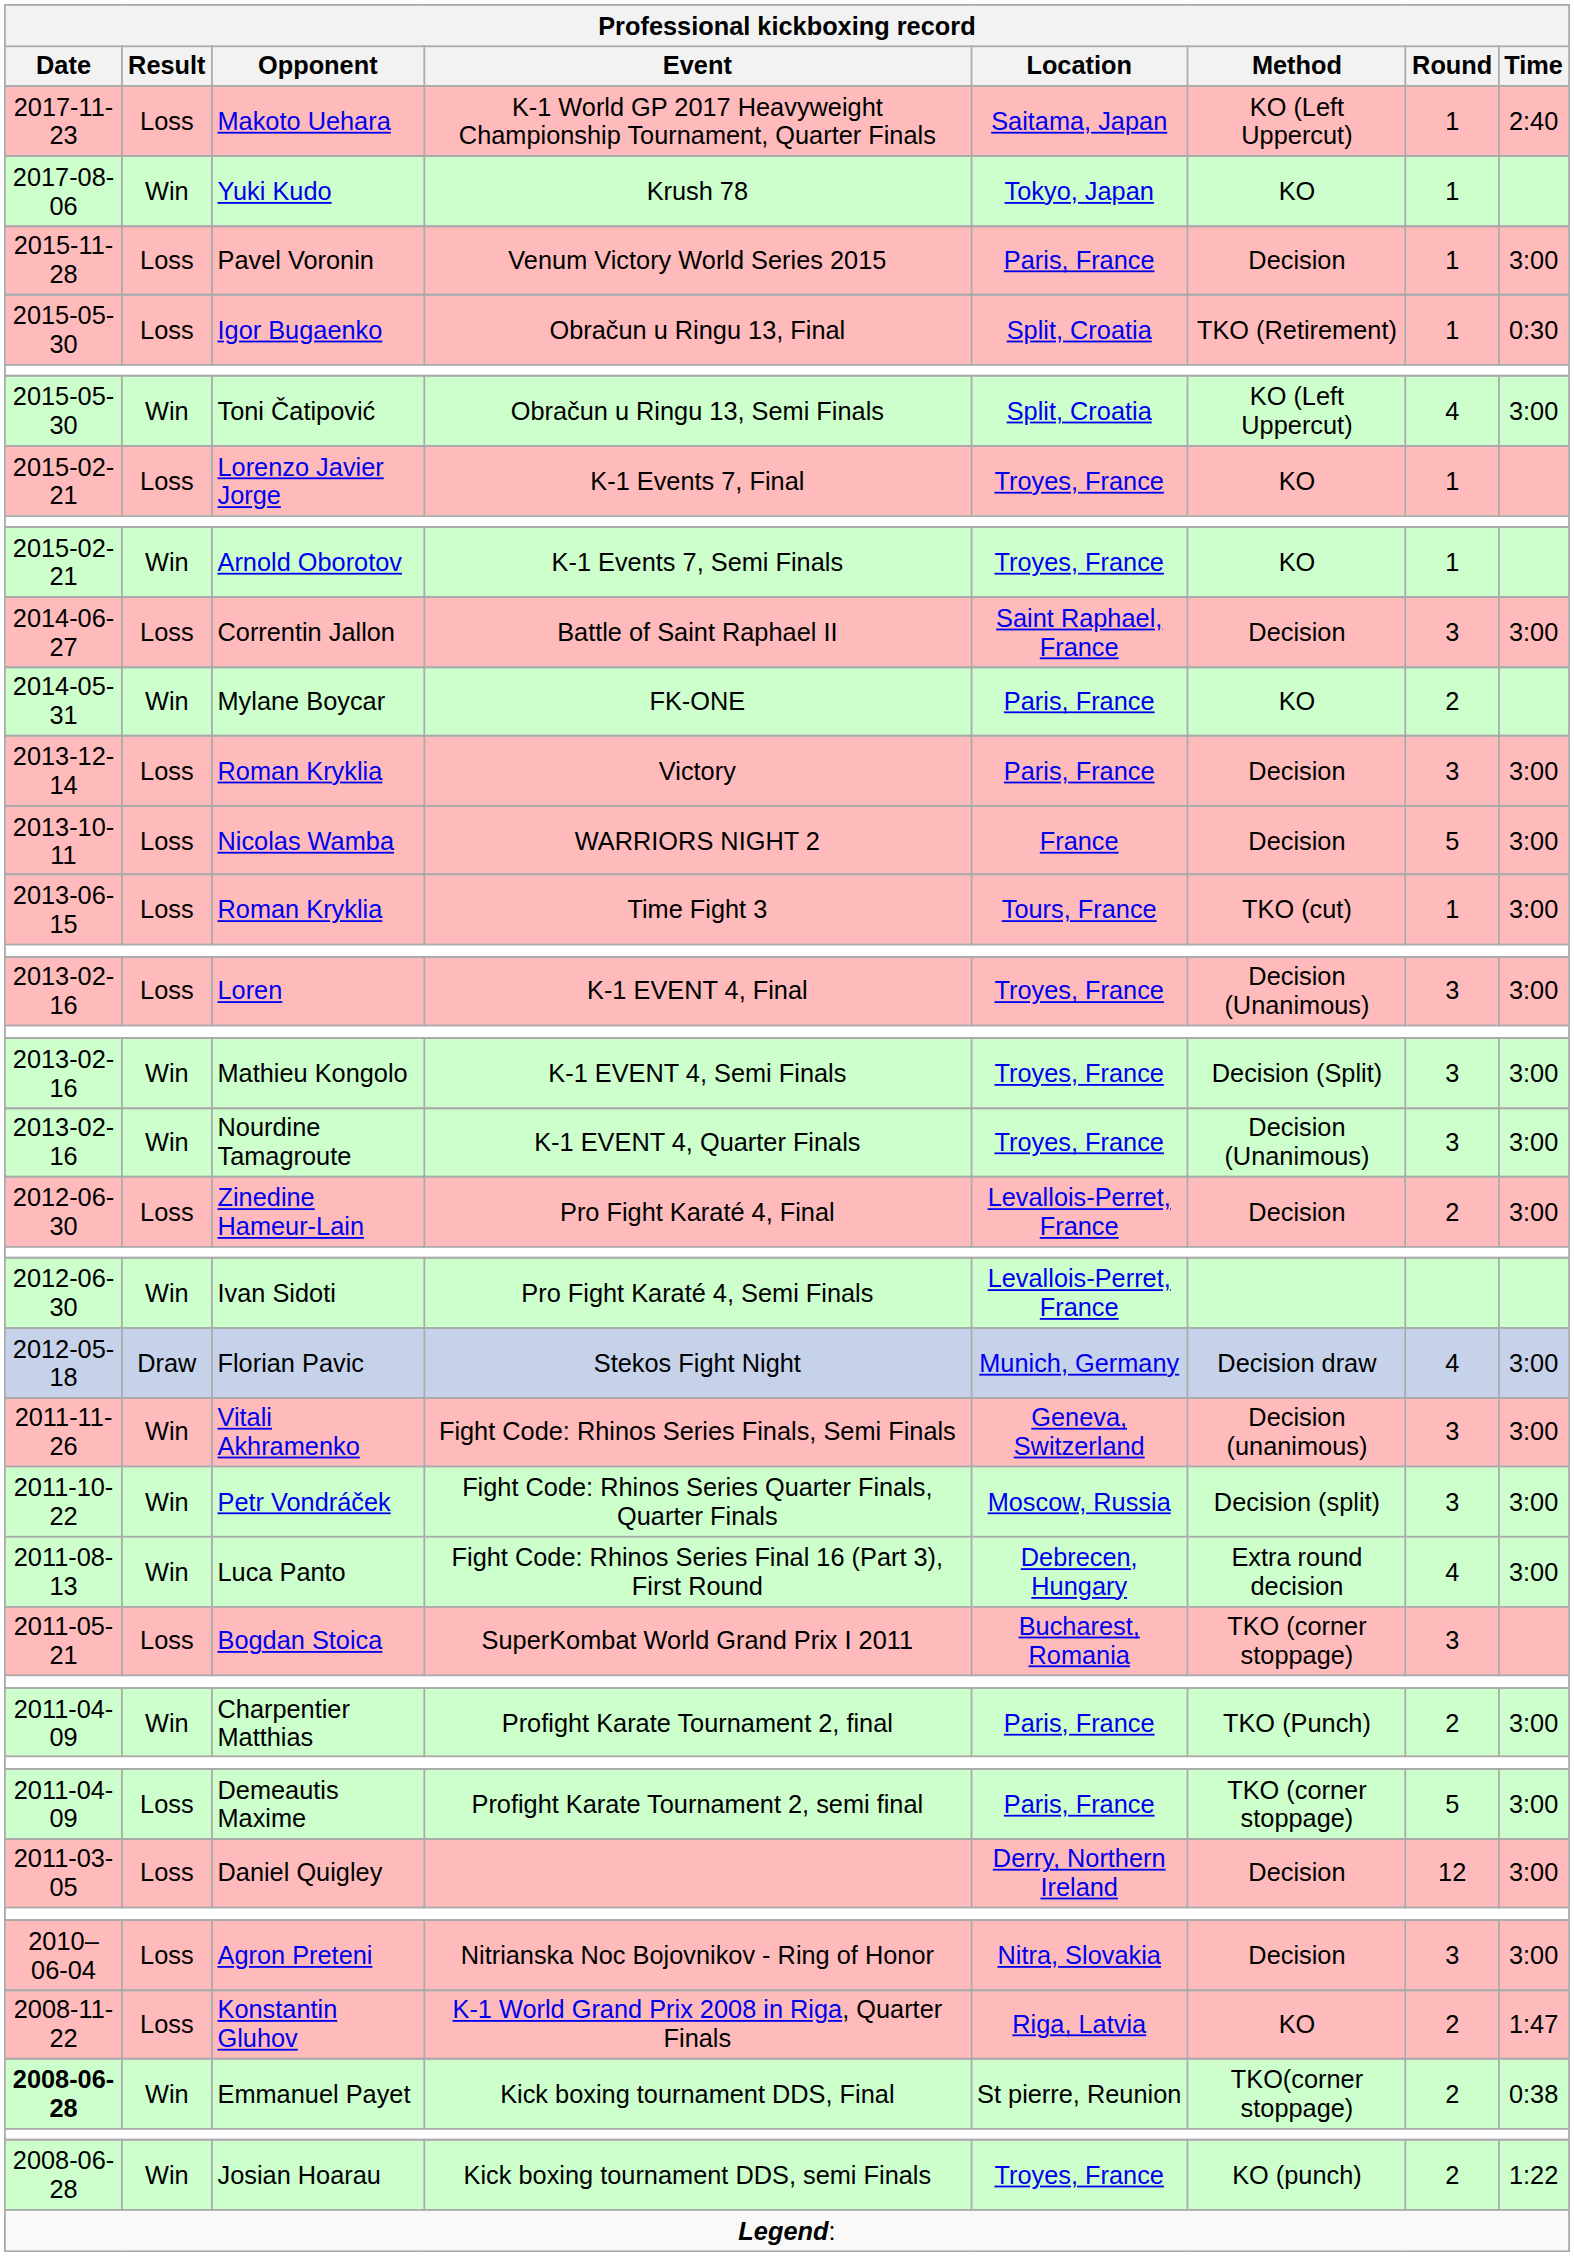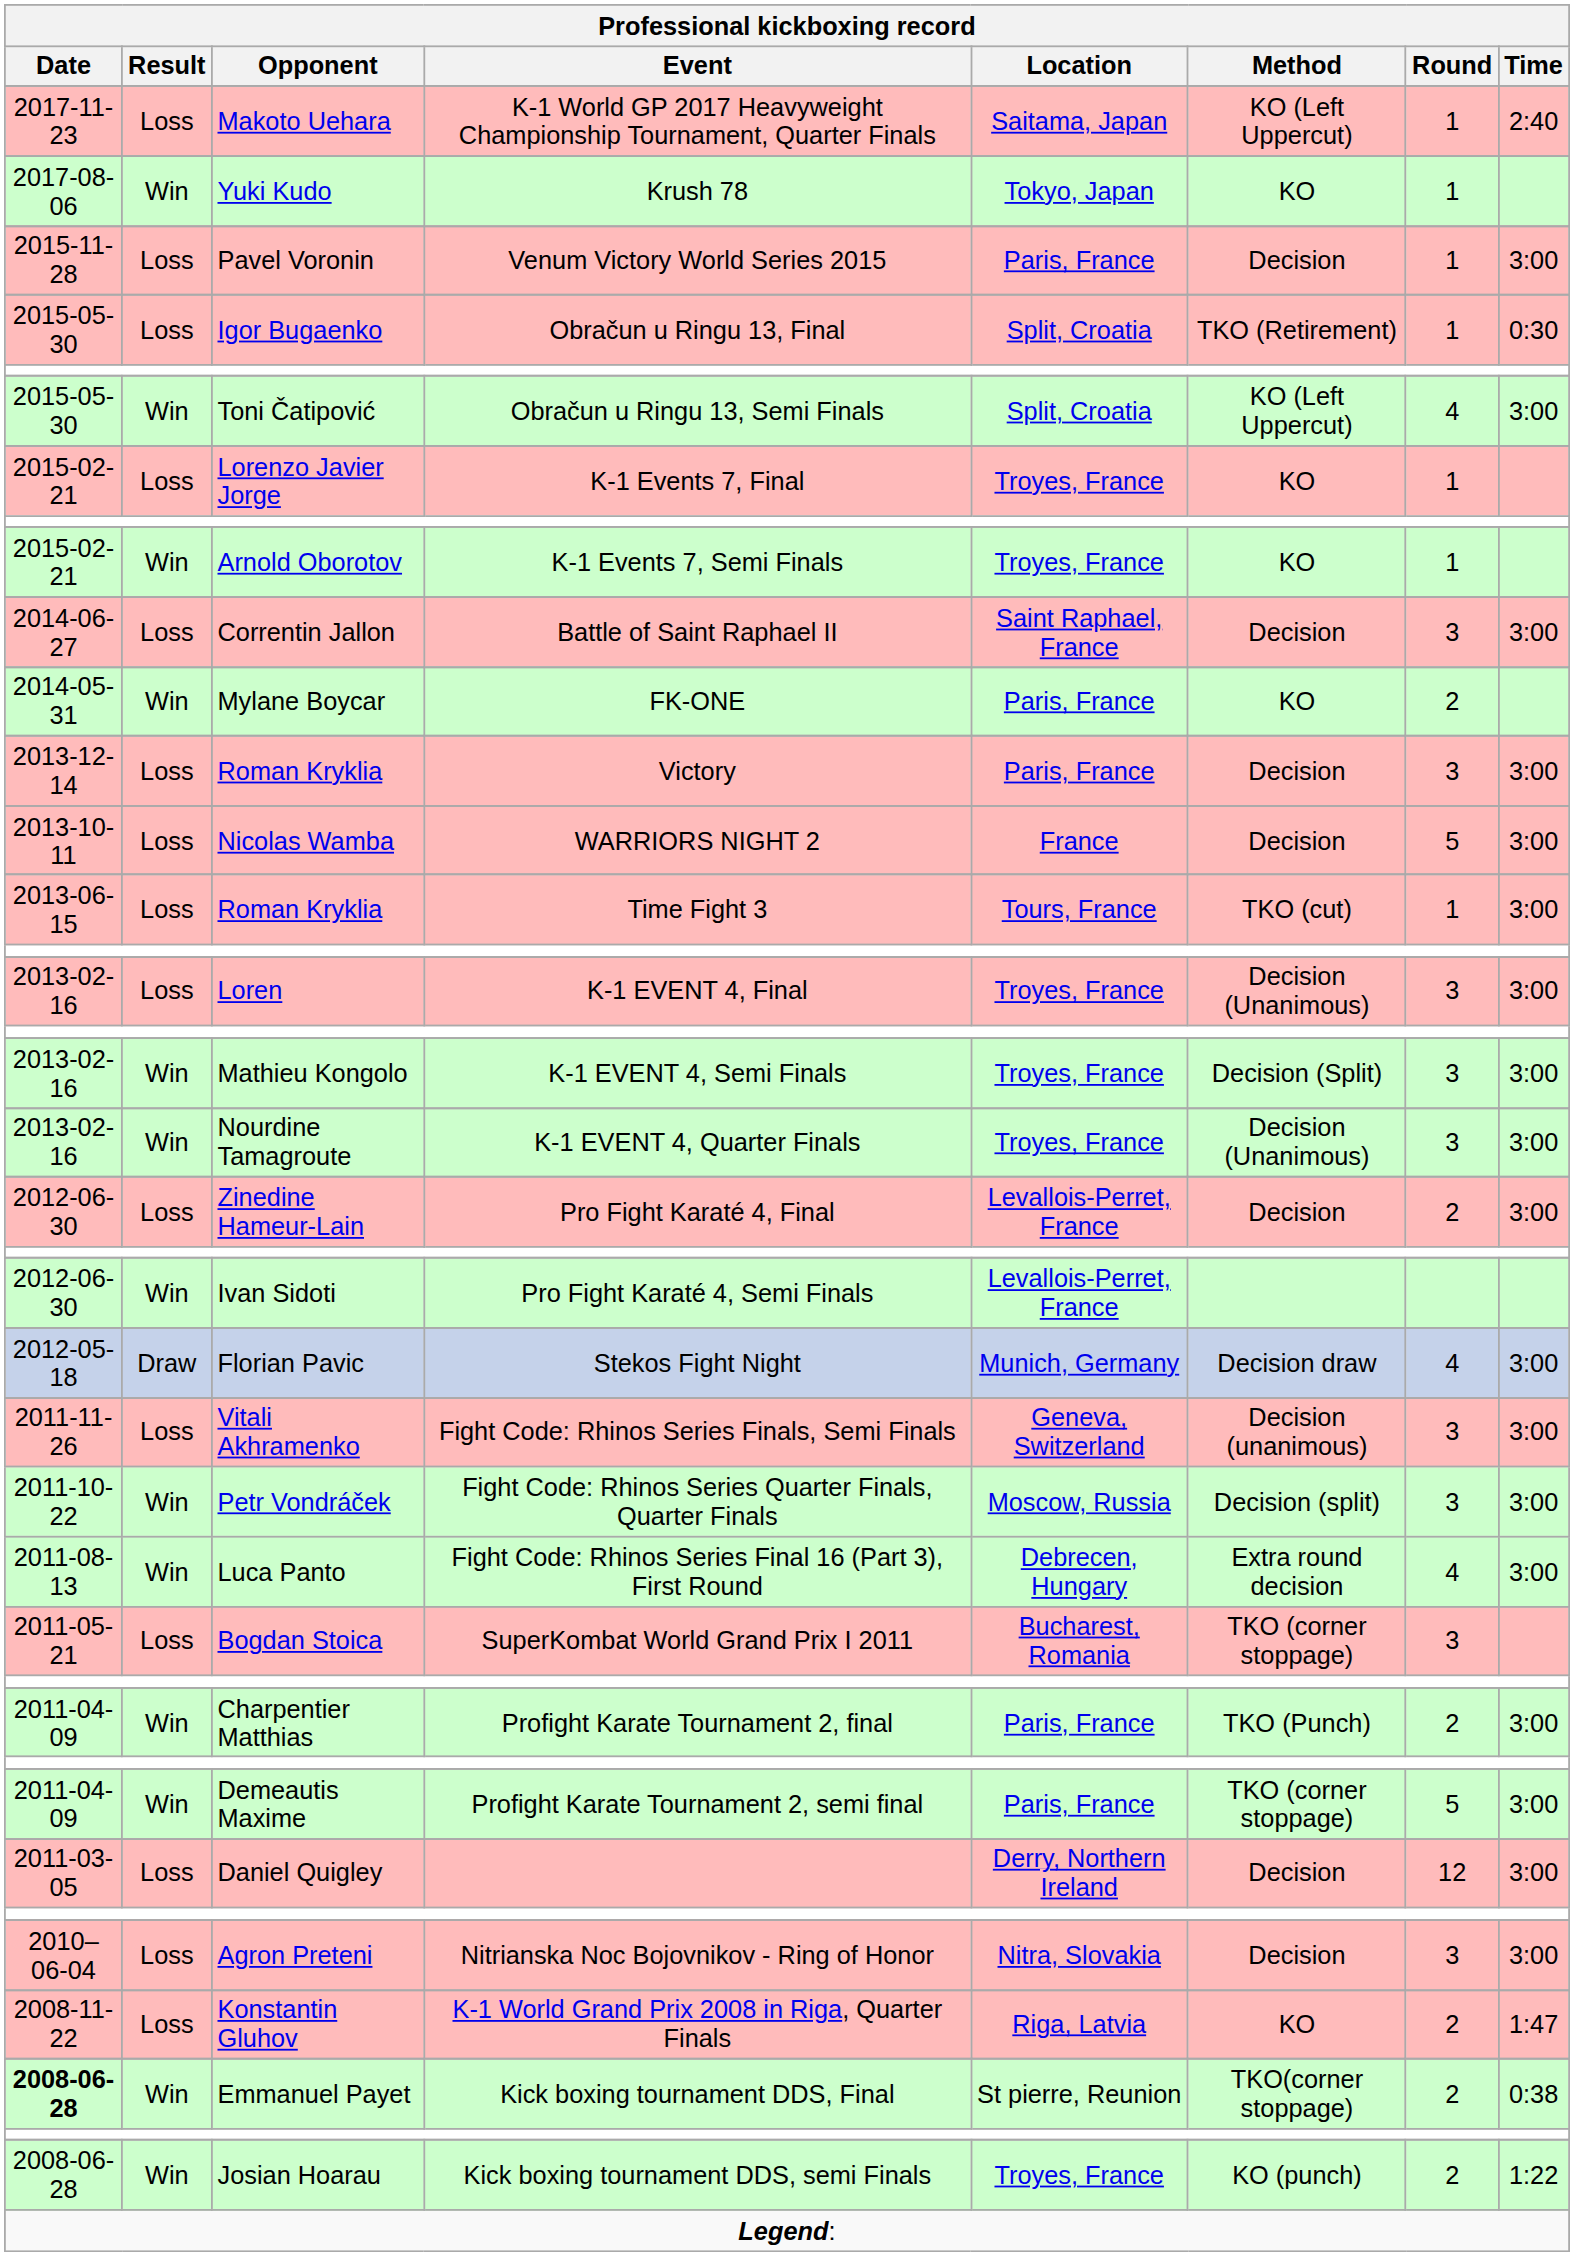(167, 1432) Win -> (167, 1432) Loss
(167, 1804) Loss -> (167, 1804) Win
